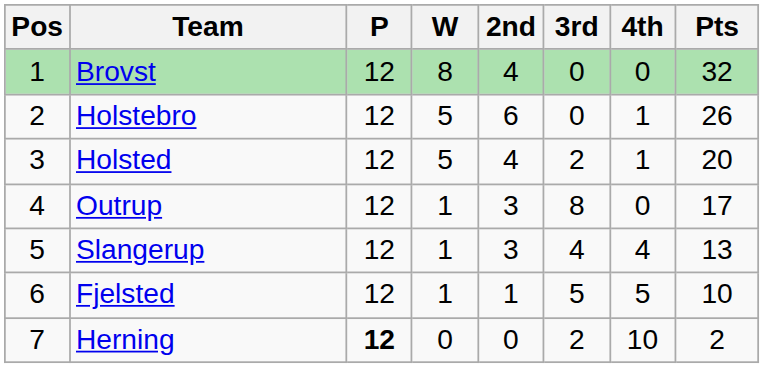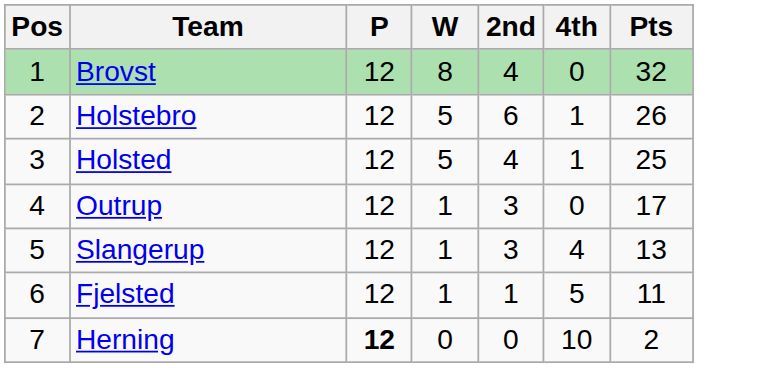- column: (577, 26)
(717, 160) 20 -> (651, 160) 25
(717, 294) 10 -> (651, 294) 11
